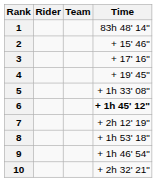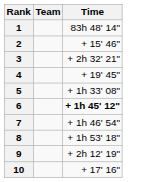- column: (48, 12)
(130, 59) + 17' 16" -> (94, 59) + 2h 32' 21"
(124, 122) + 2h 12' 19" -> (94, 122) + 1h 46' 54"
(124, 153) + 1h 46' 54" -> (94, 153) + 2h 12' 19"
(124, 169) + 2h 32' 21" -> (101, 169) + 17' 16"
